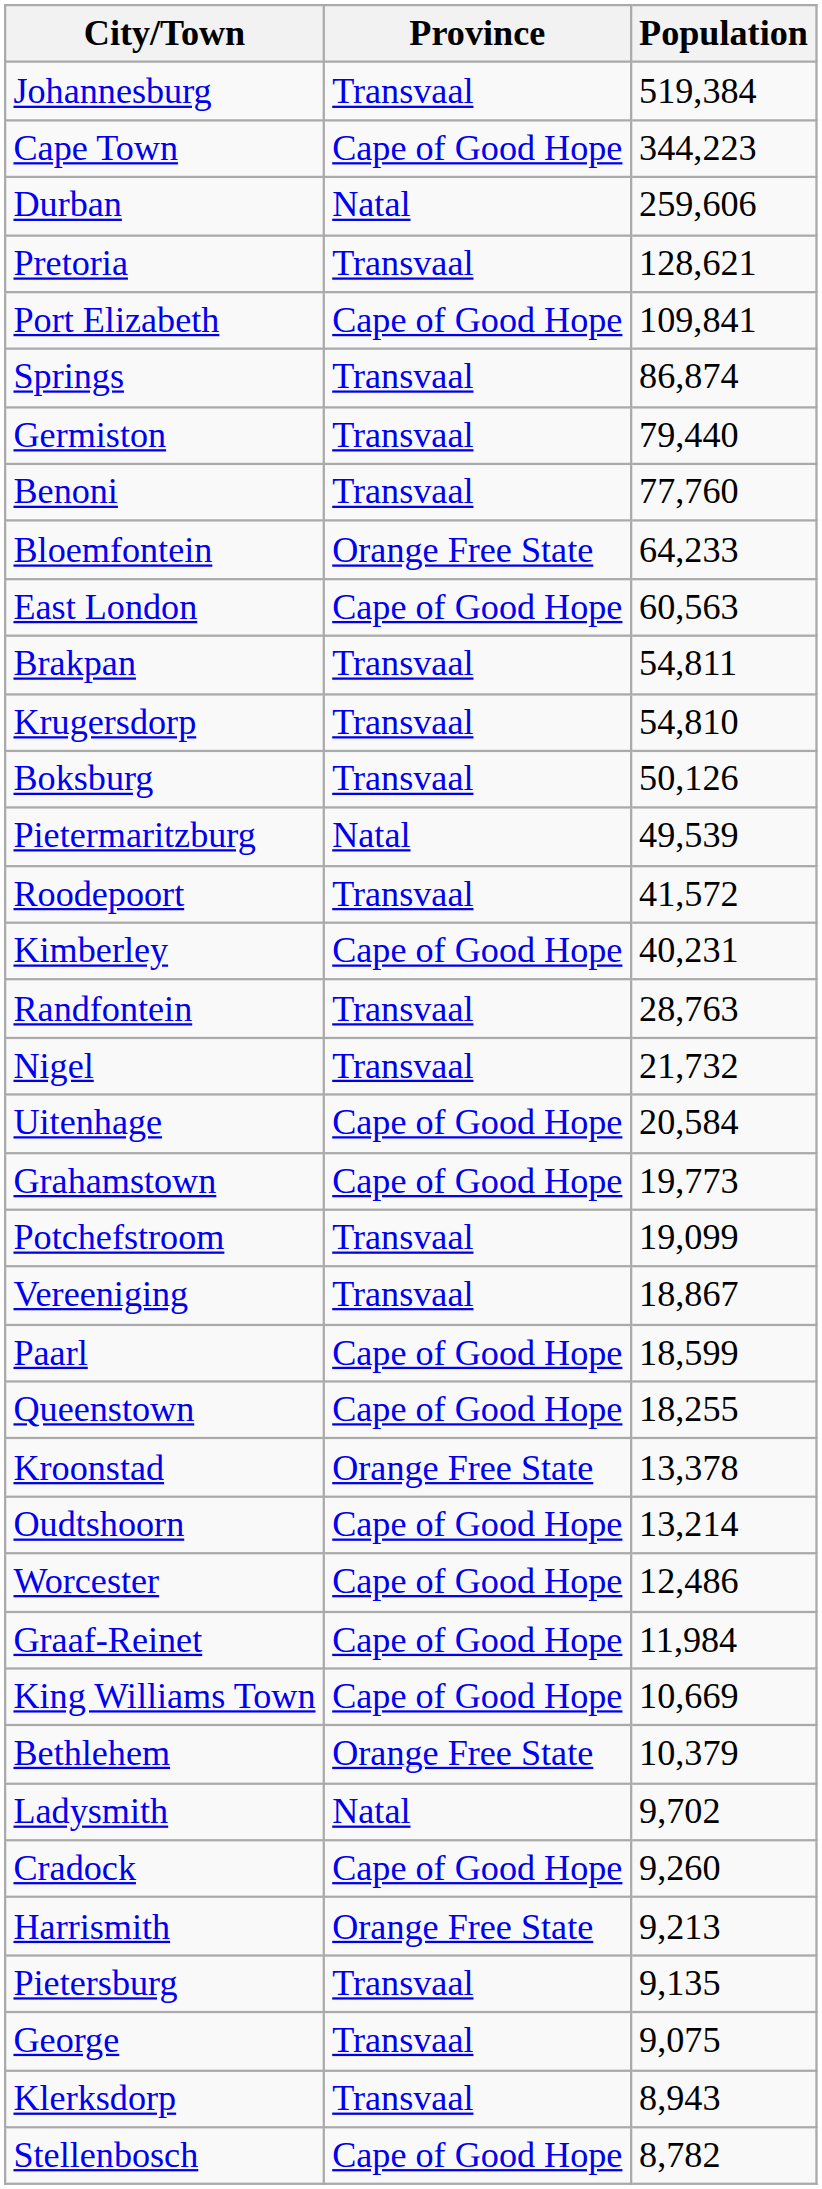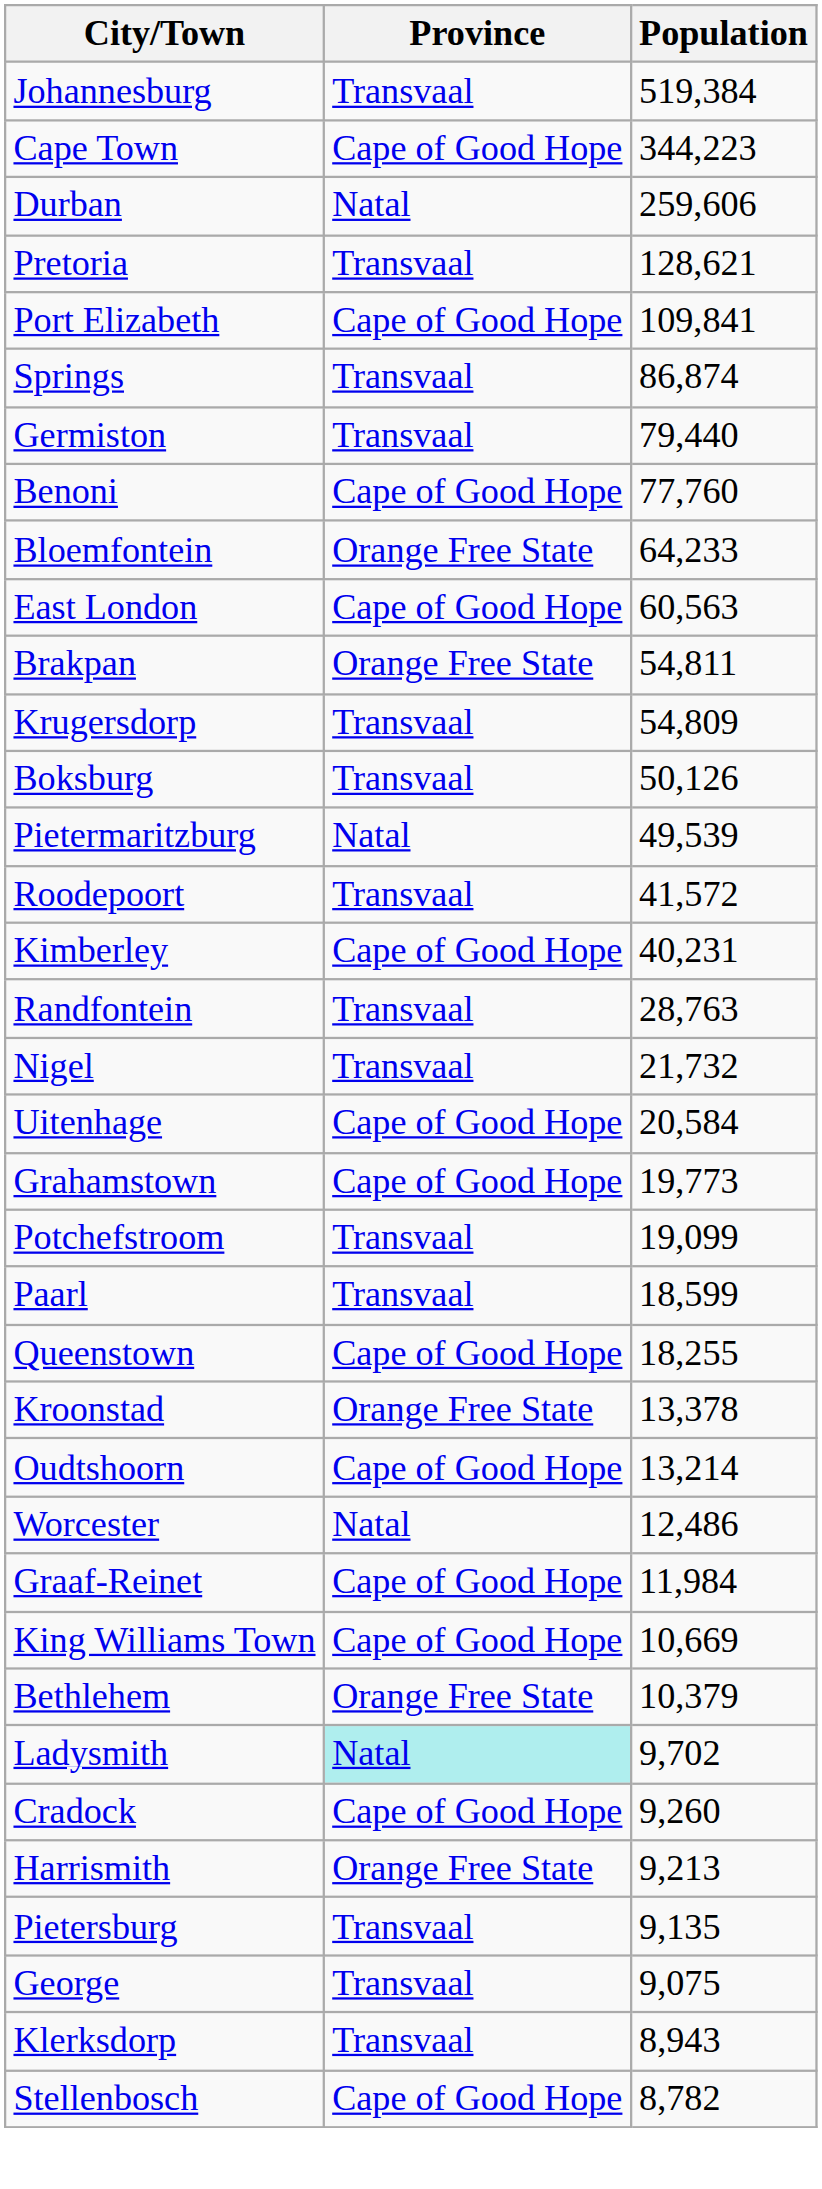(403, 491) Transvaal -> (477, 491) Cape of Good Hope
(403, 663) Transvaal -> (463, 663) Orange Free State
(689, 721) 54,810 -> (689, 721) 54,809
- row: (101, 1294)
(477, 1352) Cape of Good Hope -> (403, 1294) Transvaal
(477, 1581) Cape of Good Hope -> (371, 1524) Natal
(371, 1810) no background -> (371, 1753) paleturquoise background
